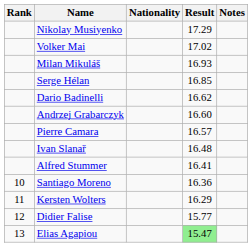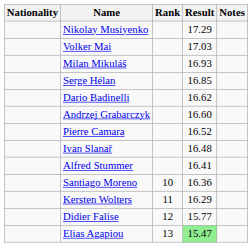columns swapped: (19, 13) <-> (155, 13)
(200, 47) 17.02 -> (200, 47) 17.03
(200, 132) 16.57 -> (200, 132) 16.52
